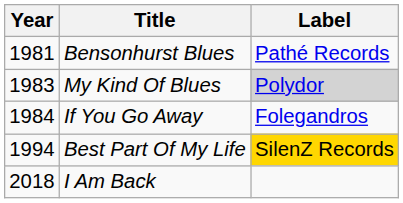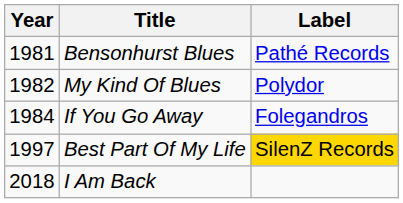(32, 85) 1983 -> (32, 85) 1982
(290, 85) lightgrey background -> (290, 85) no background
(32, 149) 1994 -> (32, 149) 1997
